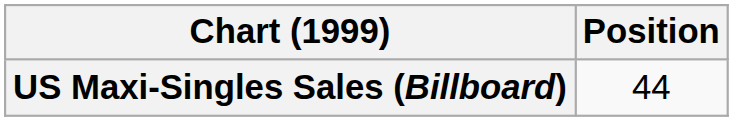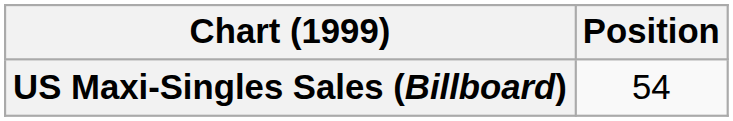(651, 87) 44 -> (651, 87) 54
